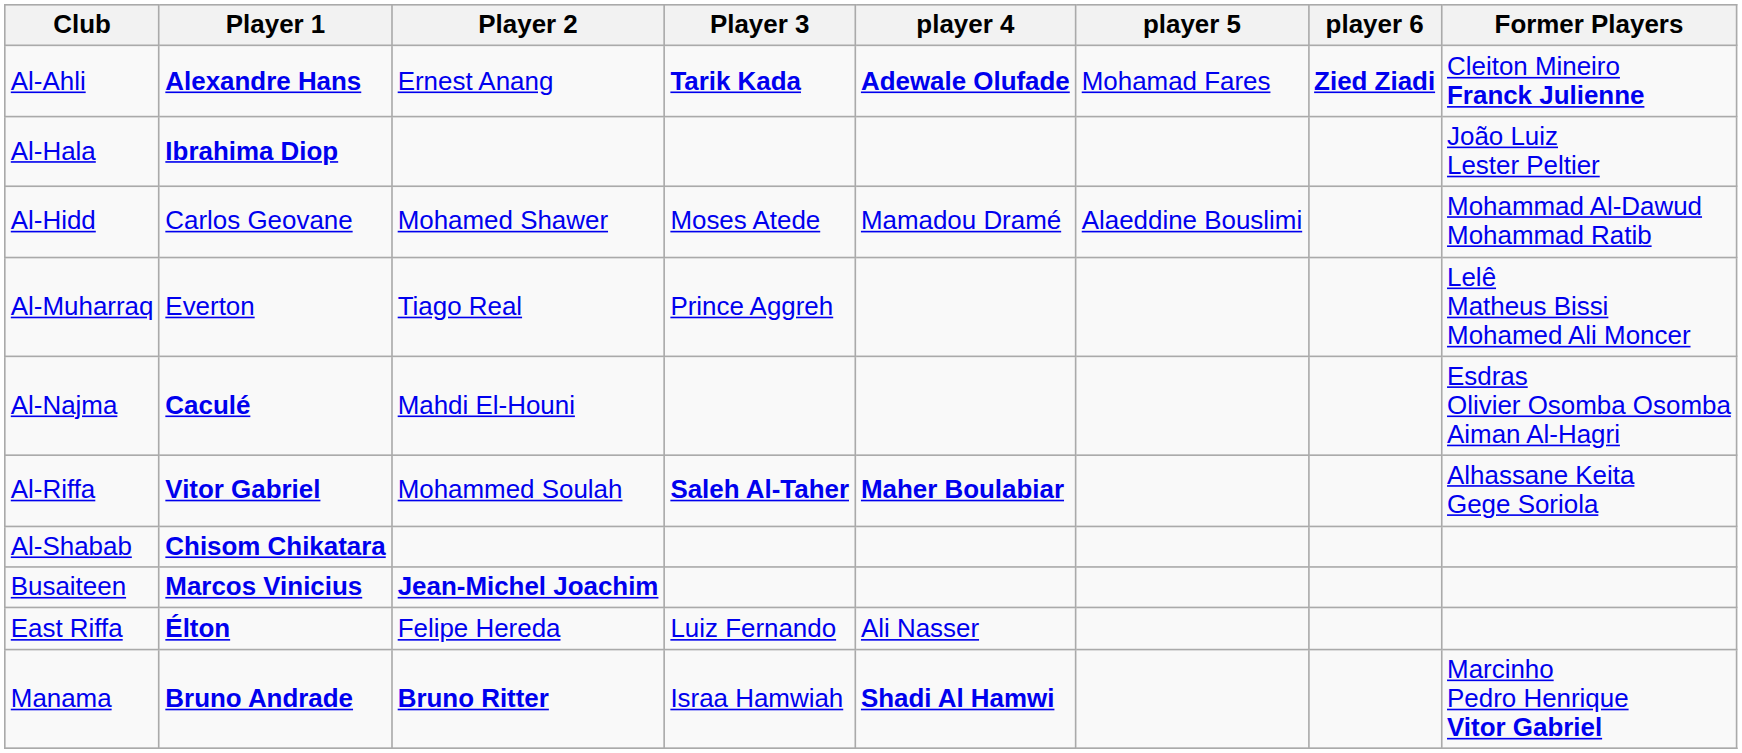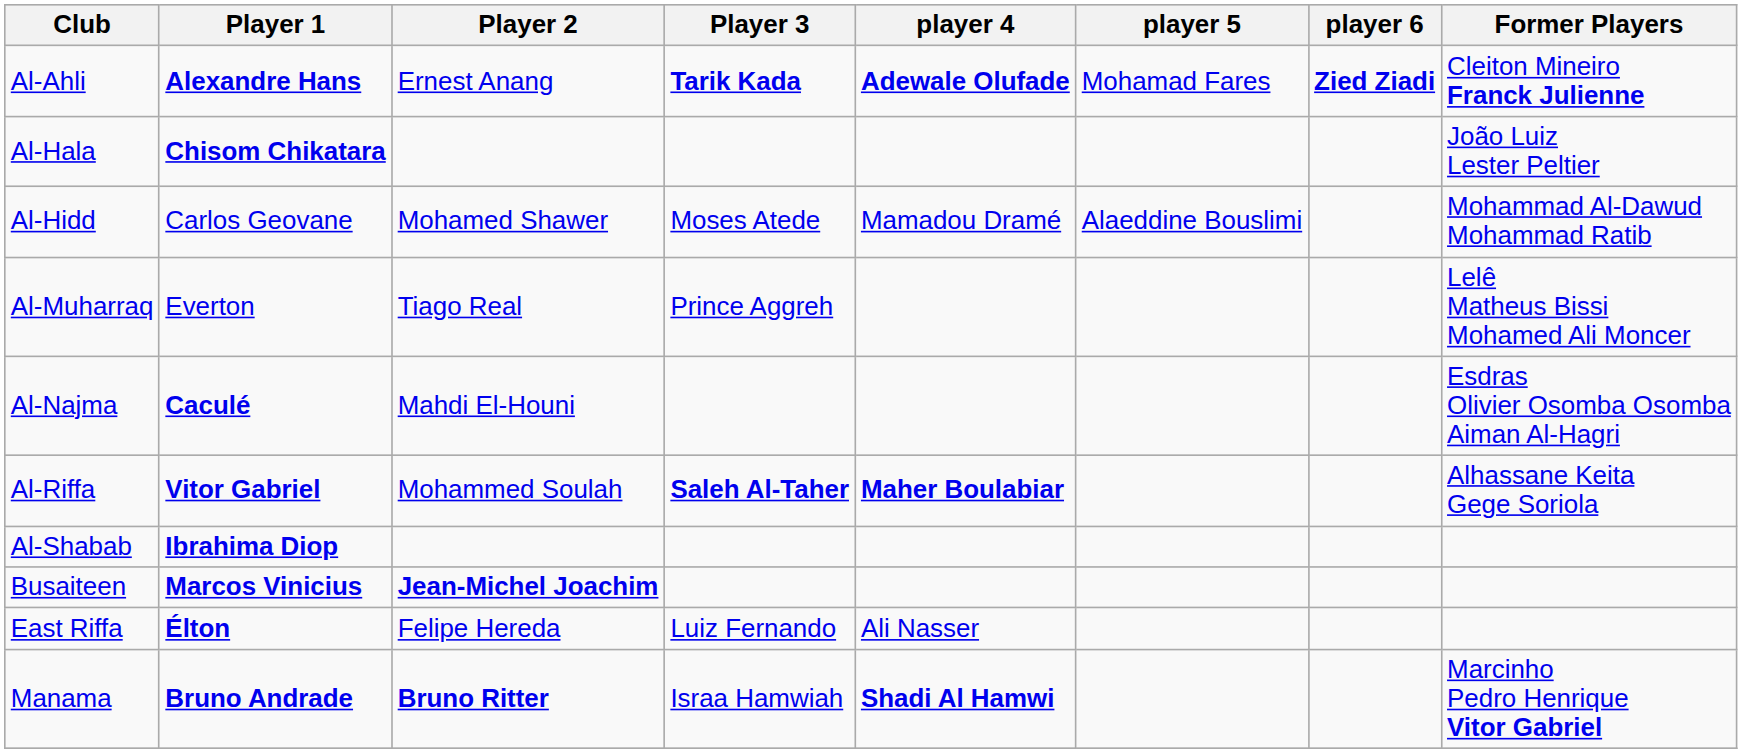(252, 151) Ibrahima Diop -> (276, 151) Chisom Chikatara
(276, 546) Chisom Chikatara -> (252, 546) Ibrahima Diop
